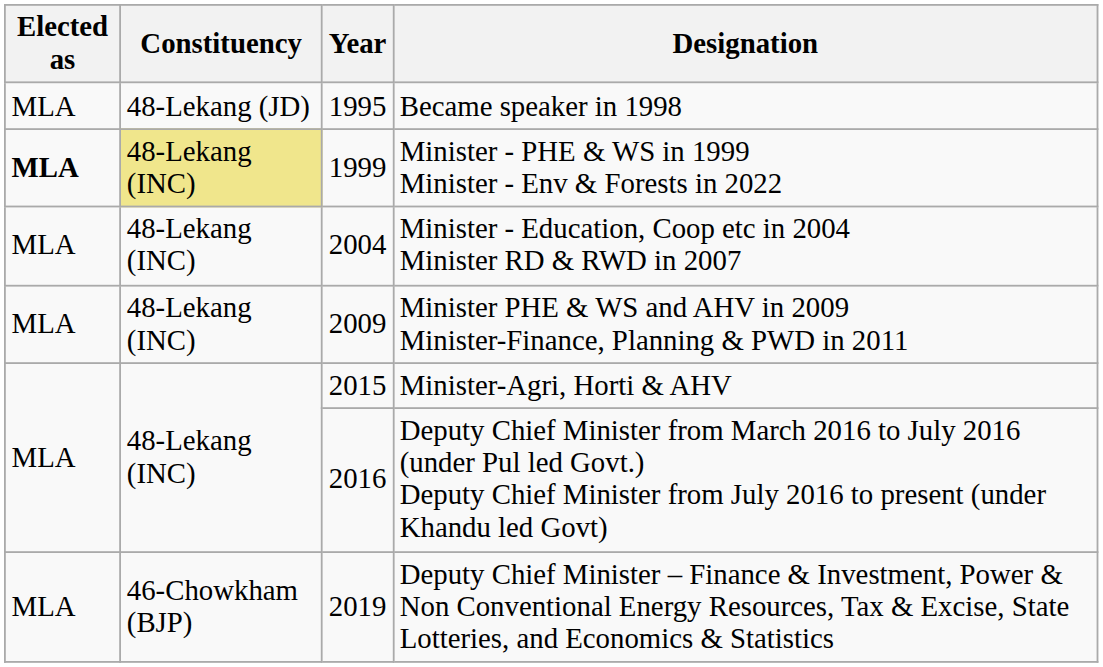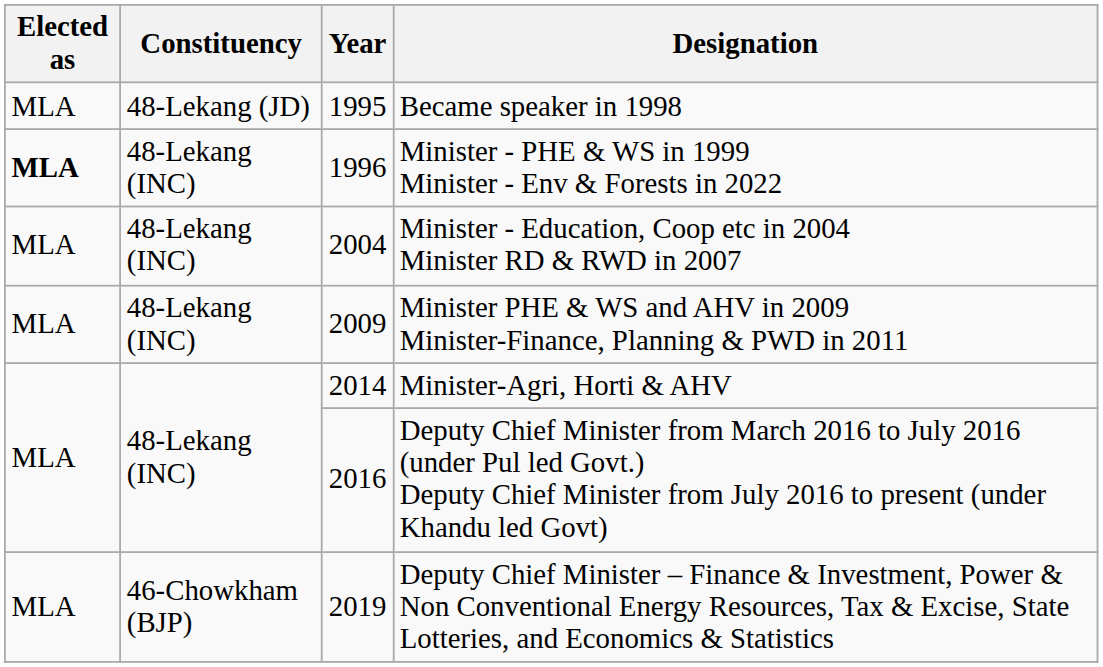(189, 167) khaki background -> (189, 167) no background
(358, 167) 1999 -> (358, 167) 1996
(358, 385) 2015 -> (358, 385) 2014
